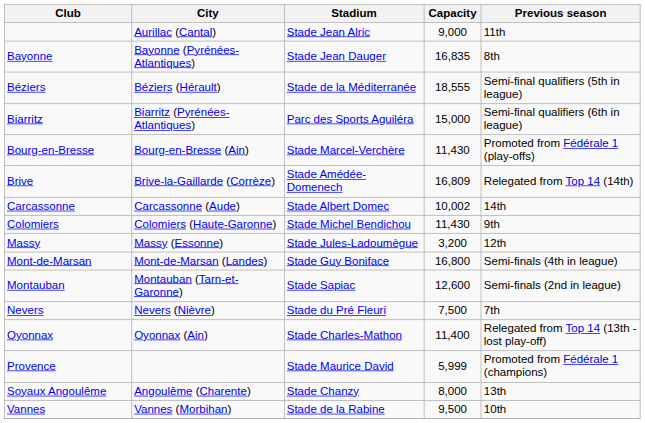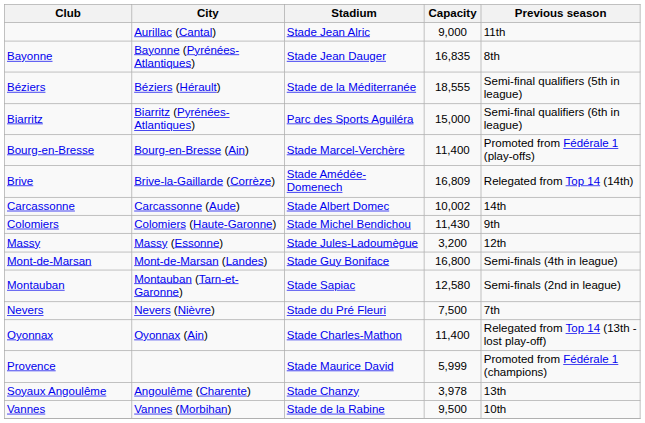(453, 150) 11,430 -> (453, 150) 11,400
(453, 285) 12,600 -> (453, 285) 12,580
(453, 391) 8,000 -> (453, 391) 3,978
